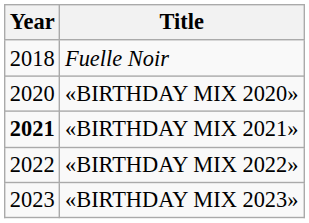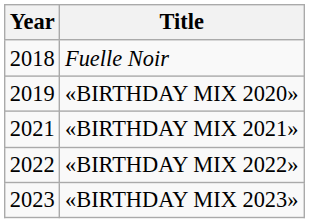(32, 93) 2020 -> (32, 93) 2019
(32, 128) bold -> (32, 128) normal
